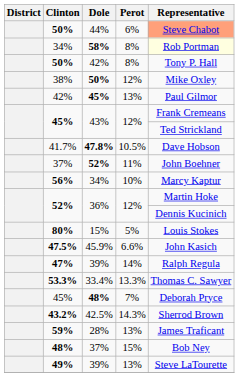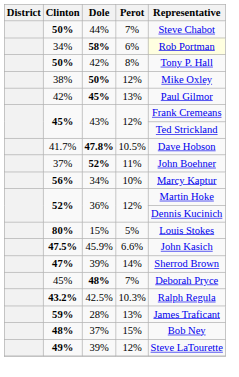(132, 29) 6% -> (132, 29) 7%
(191, 29) lightsalmon background -> (187, 29) no background
(132, 46) 8% -> (132, 46) 6%
(191, 264) Ralph Regula -> (187, 264) Sherrod Brown
- row: (63, 280)
(132, 314) 14.3% -> (132, 297) 10.3%
(191, 314) Sherrod Brown -> (187, 297) Ralph Regula
(132, 364) 13% -> (132, 347) 12%
